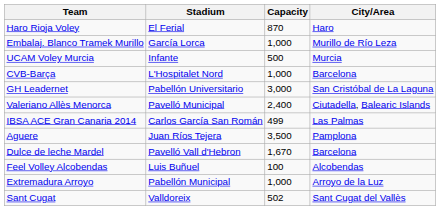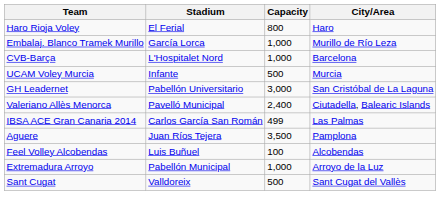(275, 27) 870 -> (275, 27) 800
rows swapped: (50, 58) <-> (31, 74)
- row: (55, 151)
(275, 197) 502 -> (275, 182) 500
